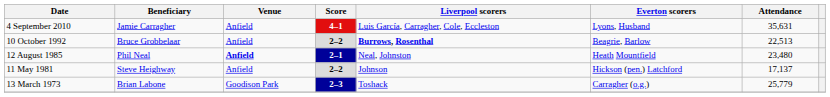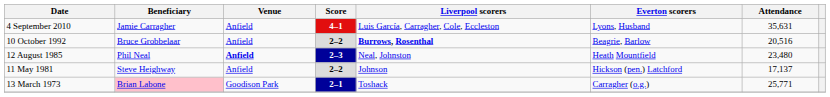(780, 40) 22,513 -> (780, 40) 20,516
(336, 55) 2–1 -> (336, 55) 2–3
(141, 84) no background -> (141, 84) pink background
(336, 84) 2–3 -> (336, 84) 2–1
(780, 84) 25,779 -> (780, 84) 25,771
